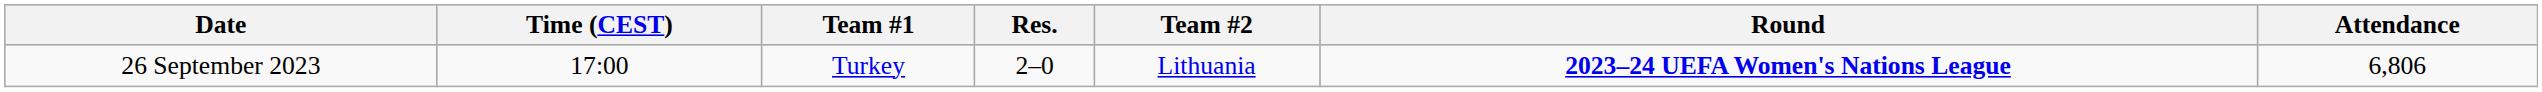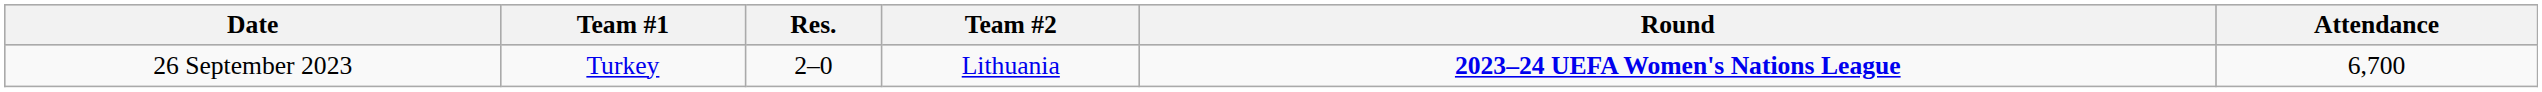- column: (599, 24)
(2397, 65) 6,806 -> (2377, 65) 6,700
